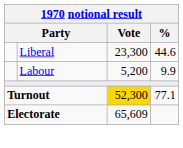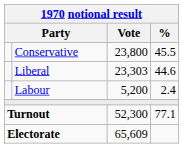+ row: (46, 52)
(131, 52) 23,300 -> (131, 71) 23,303
(168, 71) 9.9 -> (168, 90) 2.4
(131, 95) gold background -> (131, 114) no background
